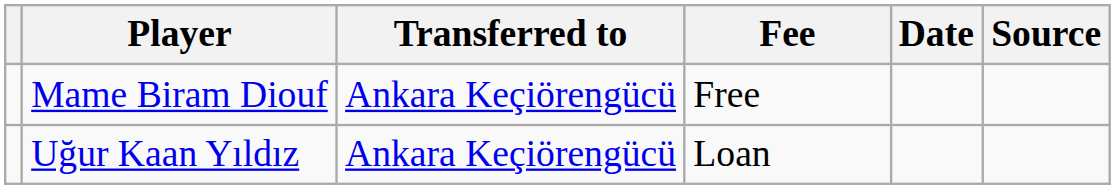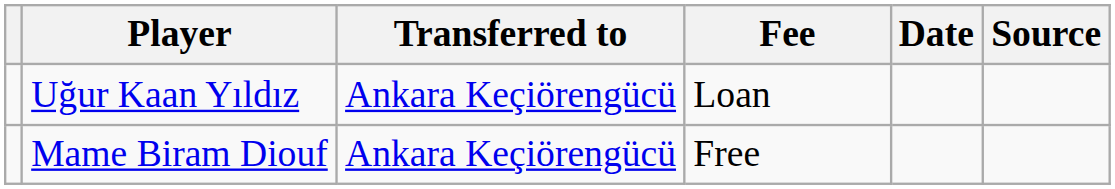rows swapped: (165, 153) <-> (179, 93)
